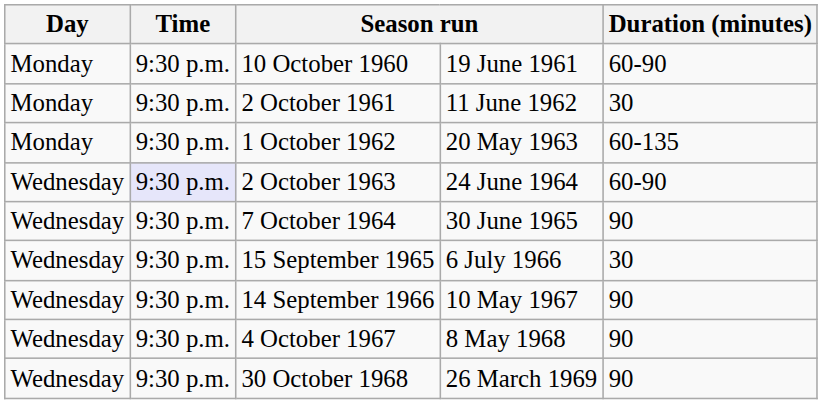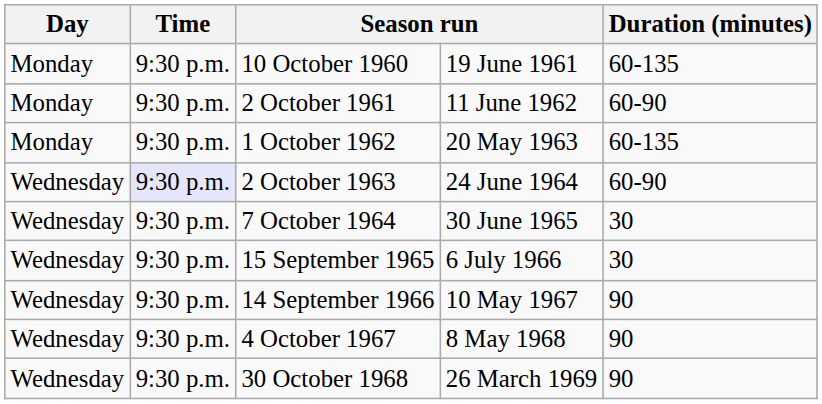(638, 63) 60-90 -> (644, 63) 60-135
(621, 102) 30 -> (638, 102) 60-90
(621, 220) 90 -> (621, 220) 30
